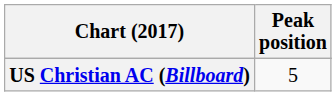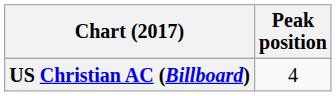(293, 74) 5 -> (293, 74) 4
